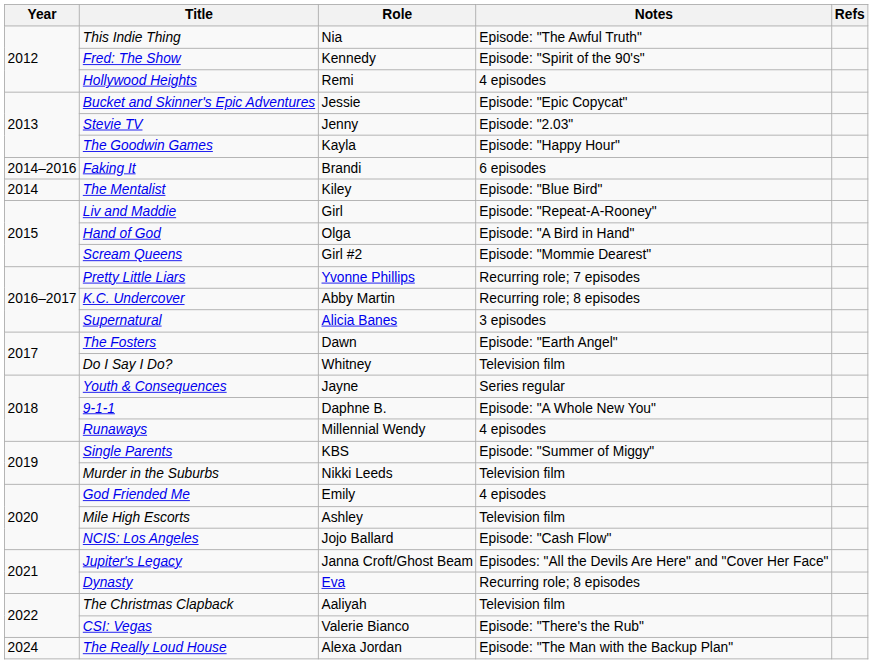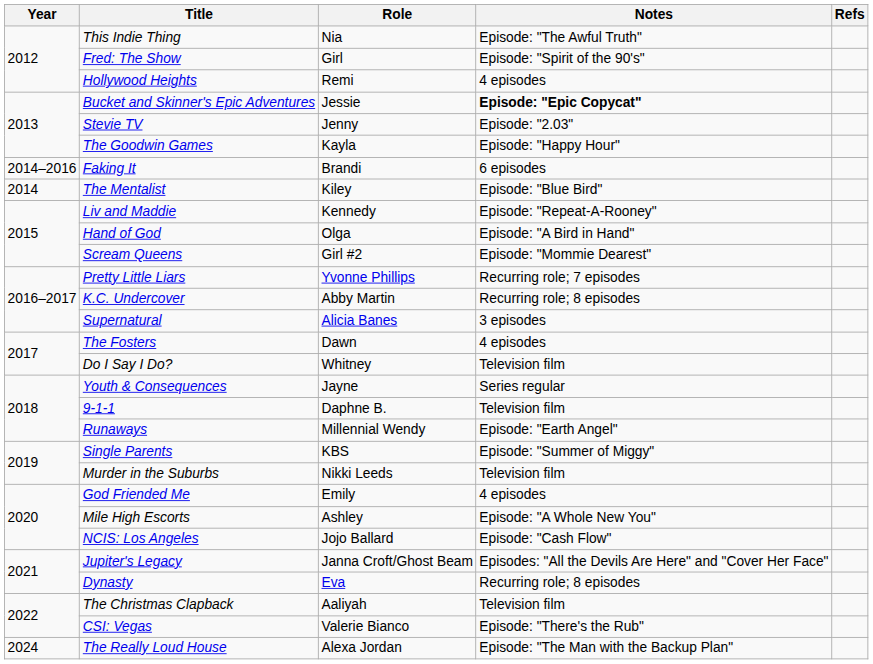(349, 59) Kennedy -> (332, 59) Girl
(553, 102) normal -> (560, 102) bold
(332, 211) Girl -> (349, 211) Kennedy
(548, 342) Episode: "Earth Angel" -> (513, 342) 4 episodes
(568, 408) Episode: "A Whole New You" -> (522, 408) Television film
(513, 430) 4 episodes -> (548, 430) Episode: "Earth Angel"
(522, 517) Television film -> (568, 517) Episode: "A Whole New You"
